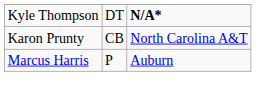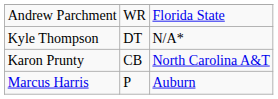+ row: (62, 15)
(146, 15) bold -> (168, 37) normal
